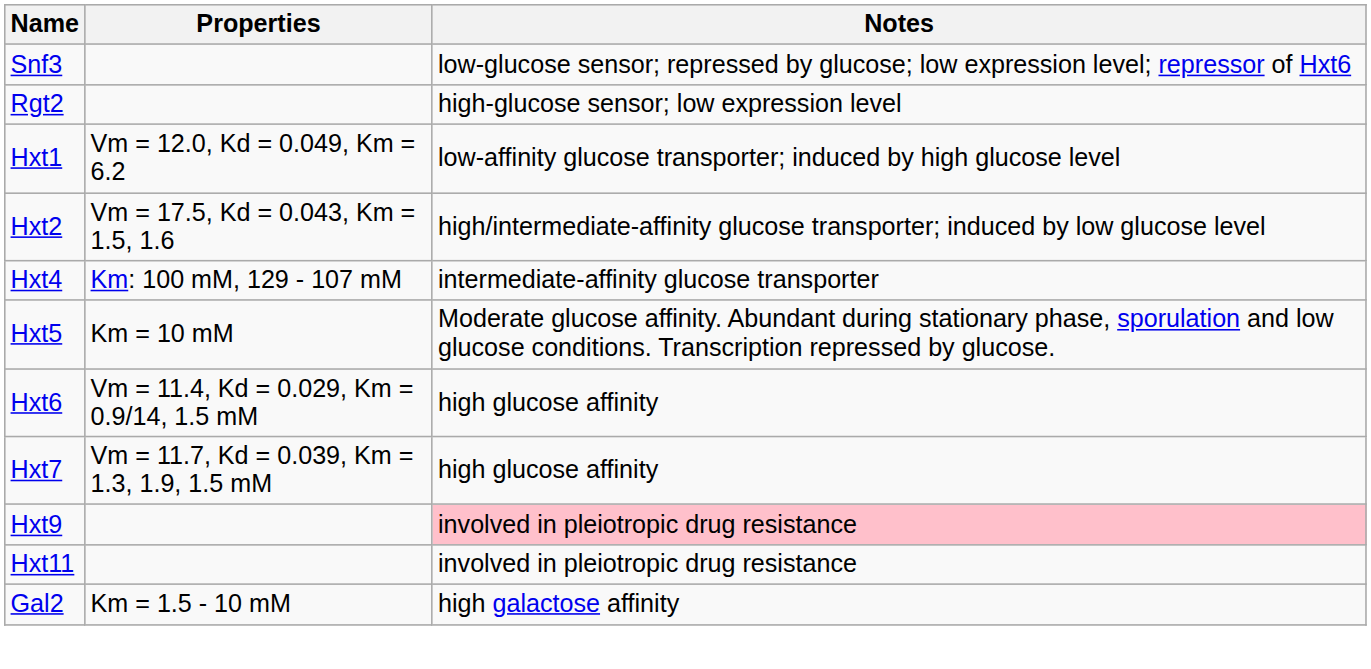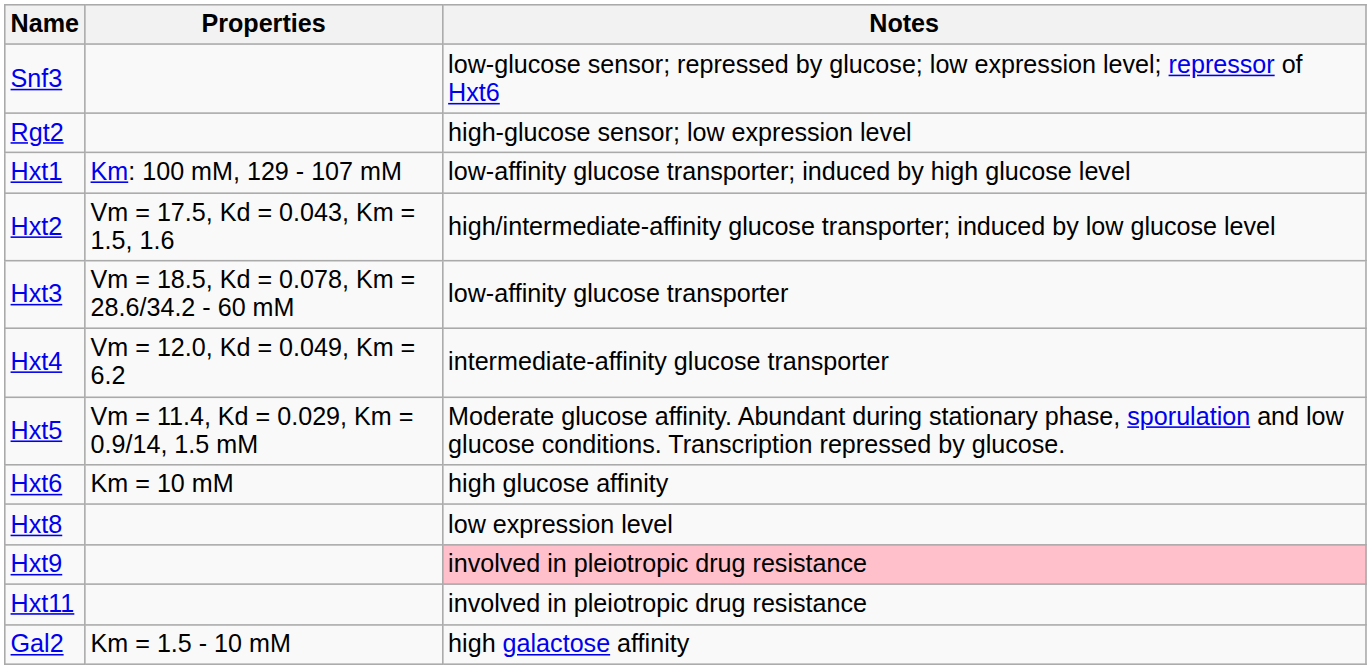(253, 158) Vm = 12.0, Kd = 0.049, Km = 6.2 -> (246, 172) Km: 100 mM, 129 - 107 mM
+ row: (36, 294)
(246, 280) Km: 100 mM, 129 - 107 mM -> (253, 362) Vm = 12.0, Kd = 0.049, Km = 6.2
(162, 334) Km = 10 mM -> (252, 430) Vm = 11.4, Kd = 0.029, Km = 0.9/14, 1.5 mM
(252, 402) Vm = 11.4, Kd = 0.029, Km = 0.9/14, 1.5 mM -> (162, 484) Km = 10 mM
- row: (36, 470)
+ row: (36, 524)
